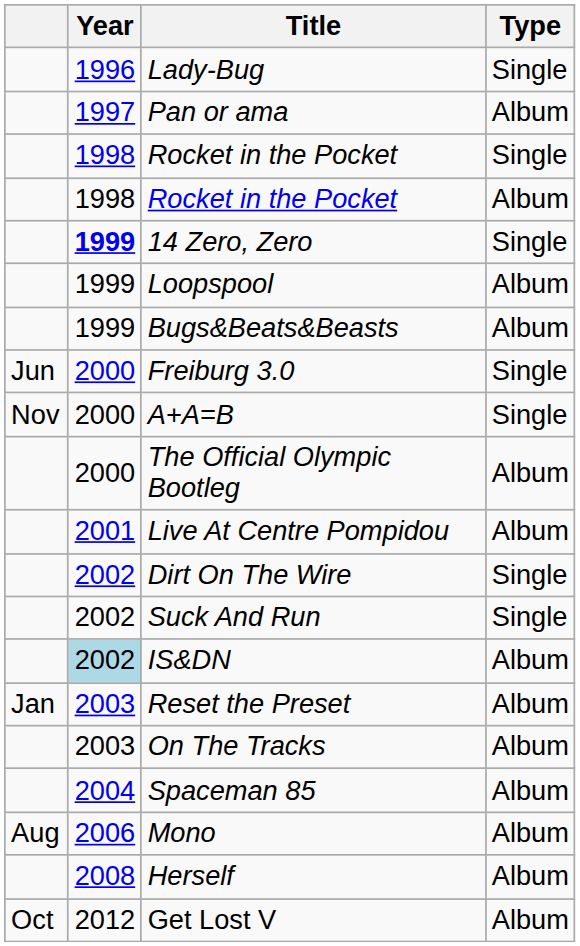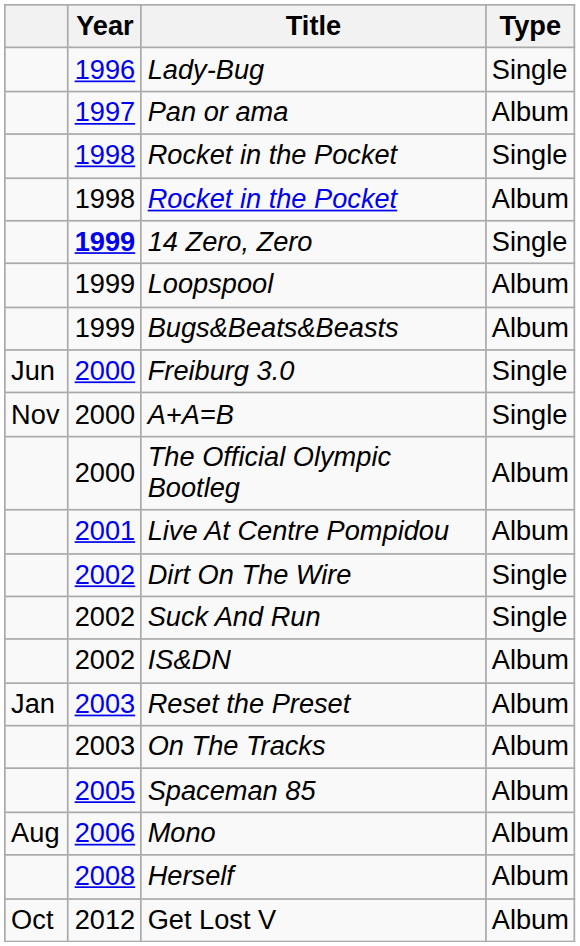(105, 660) lightblue background -> (105, 660) no background
(105, 790) 2004 -> (105, 790) 2005
